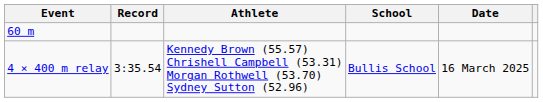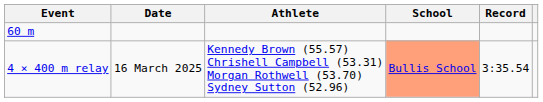columns swapped: (138, 14) <-> (485, 14)
(392, 69) no background -> (433, 69) lightsalmon background
